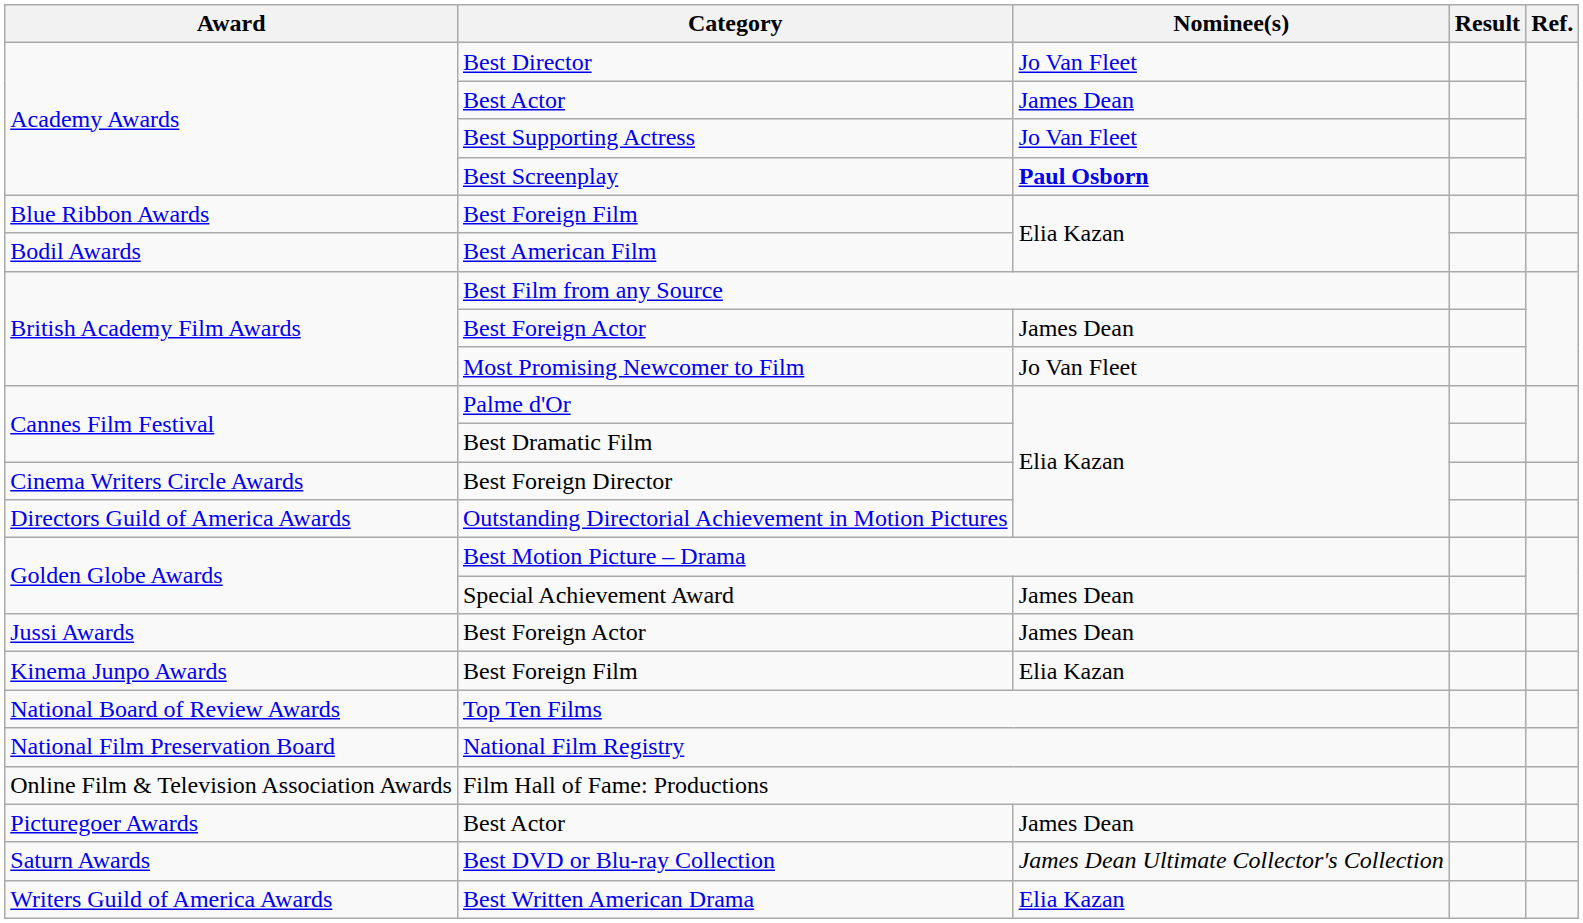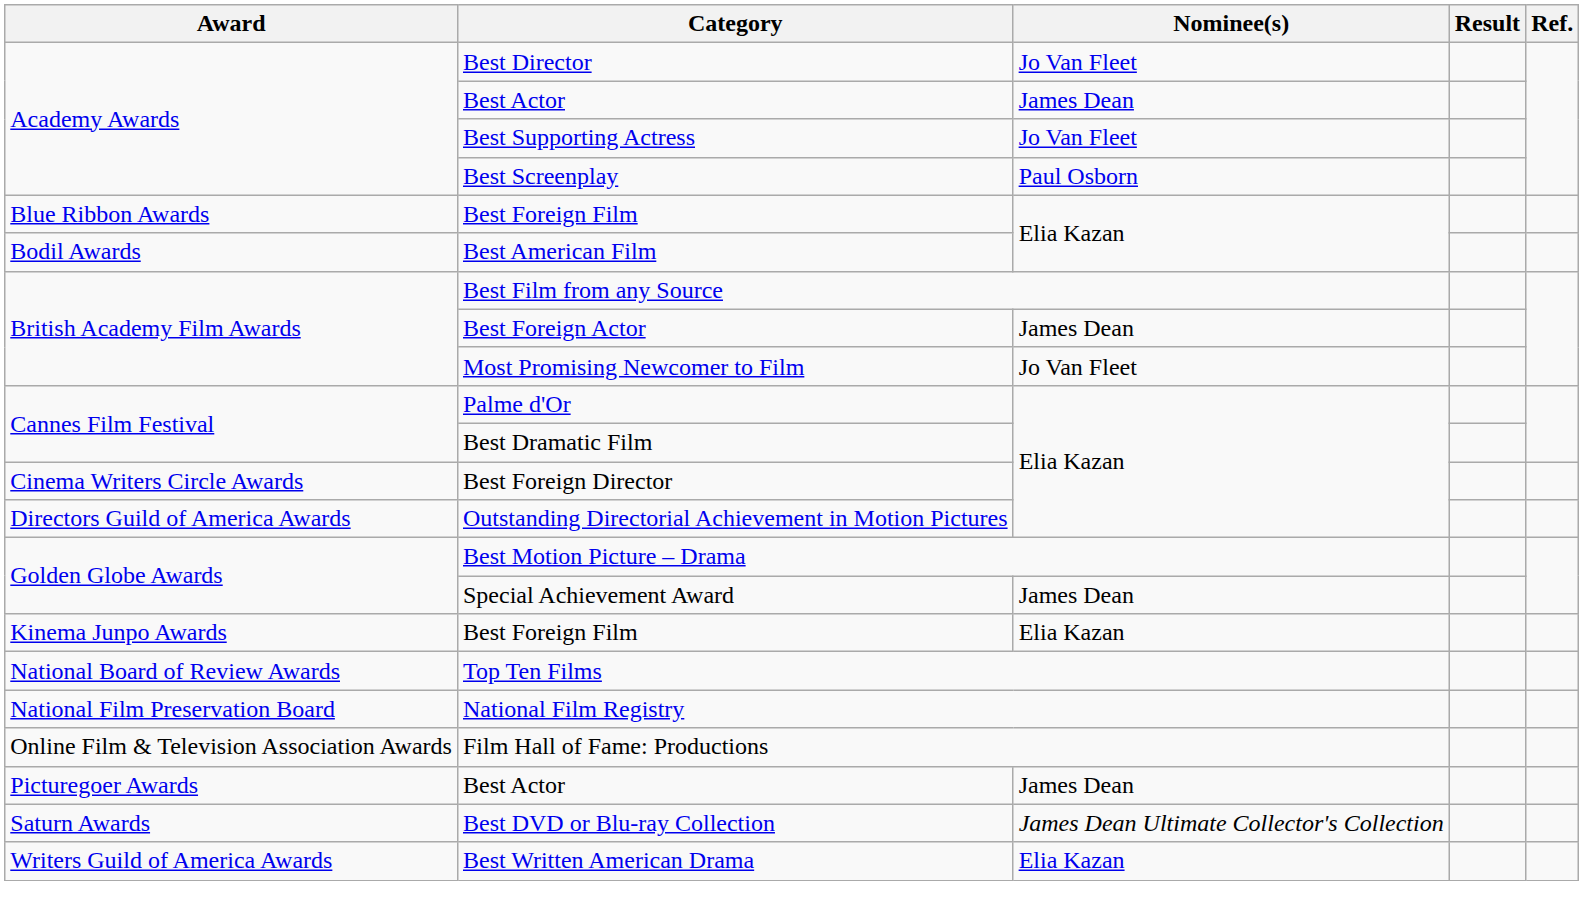(1084, 175) bold -> (1078, 175) normal
- row: (72, 632)
